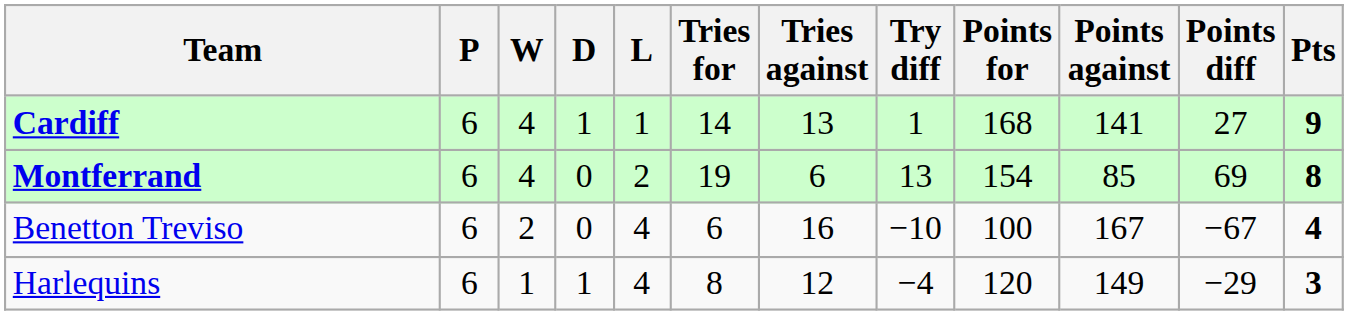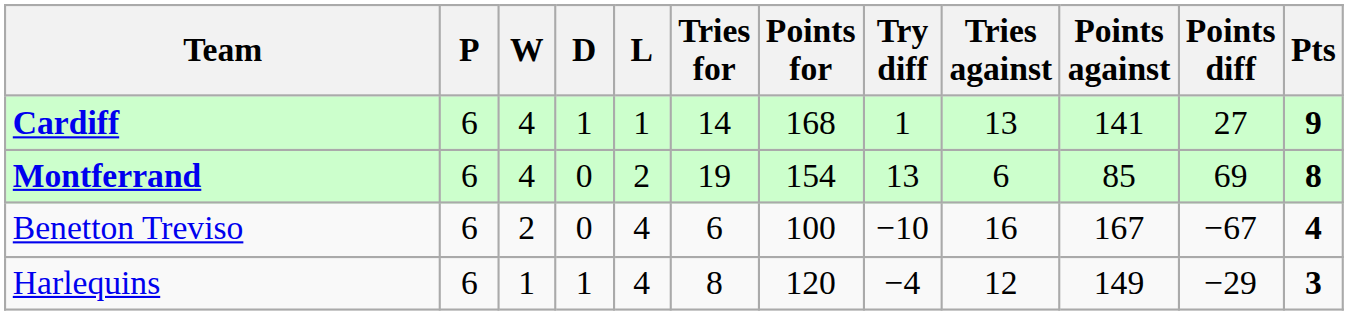columns swapped: (817, 50) <-> (1007, 50)
